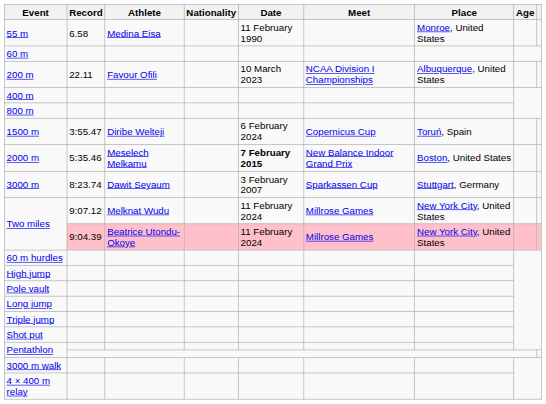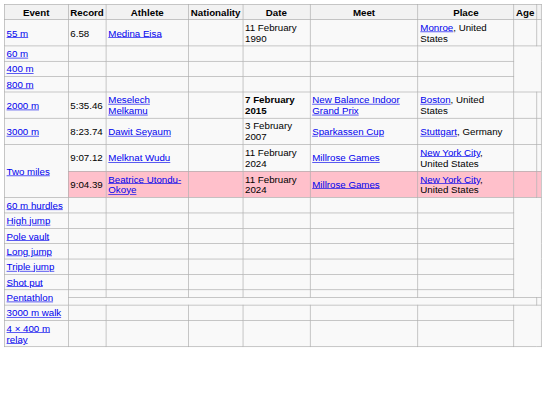- row: (20, 75)
- row: (23, 132)
